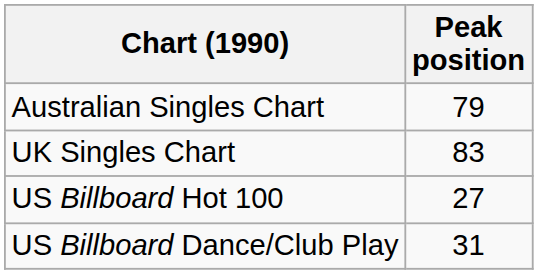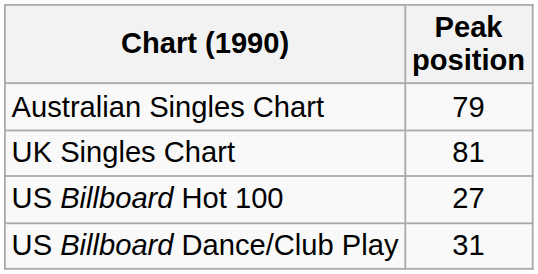(469, 152) 83 -> (469, 152) 81
